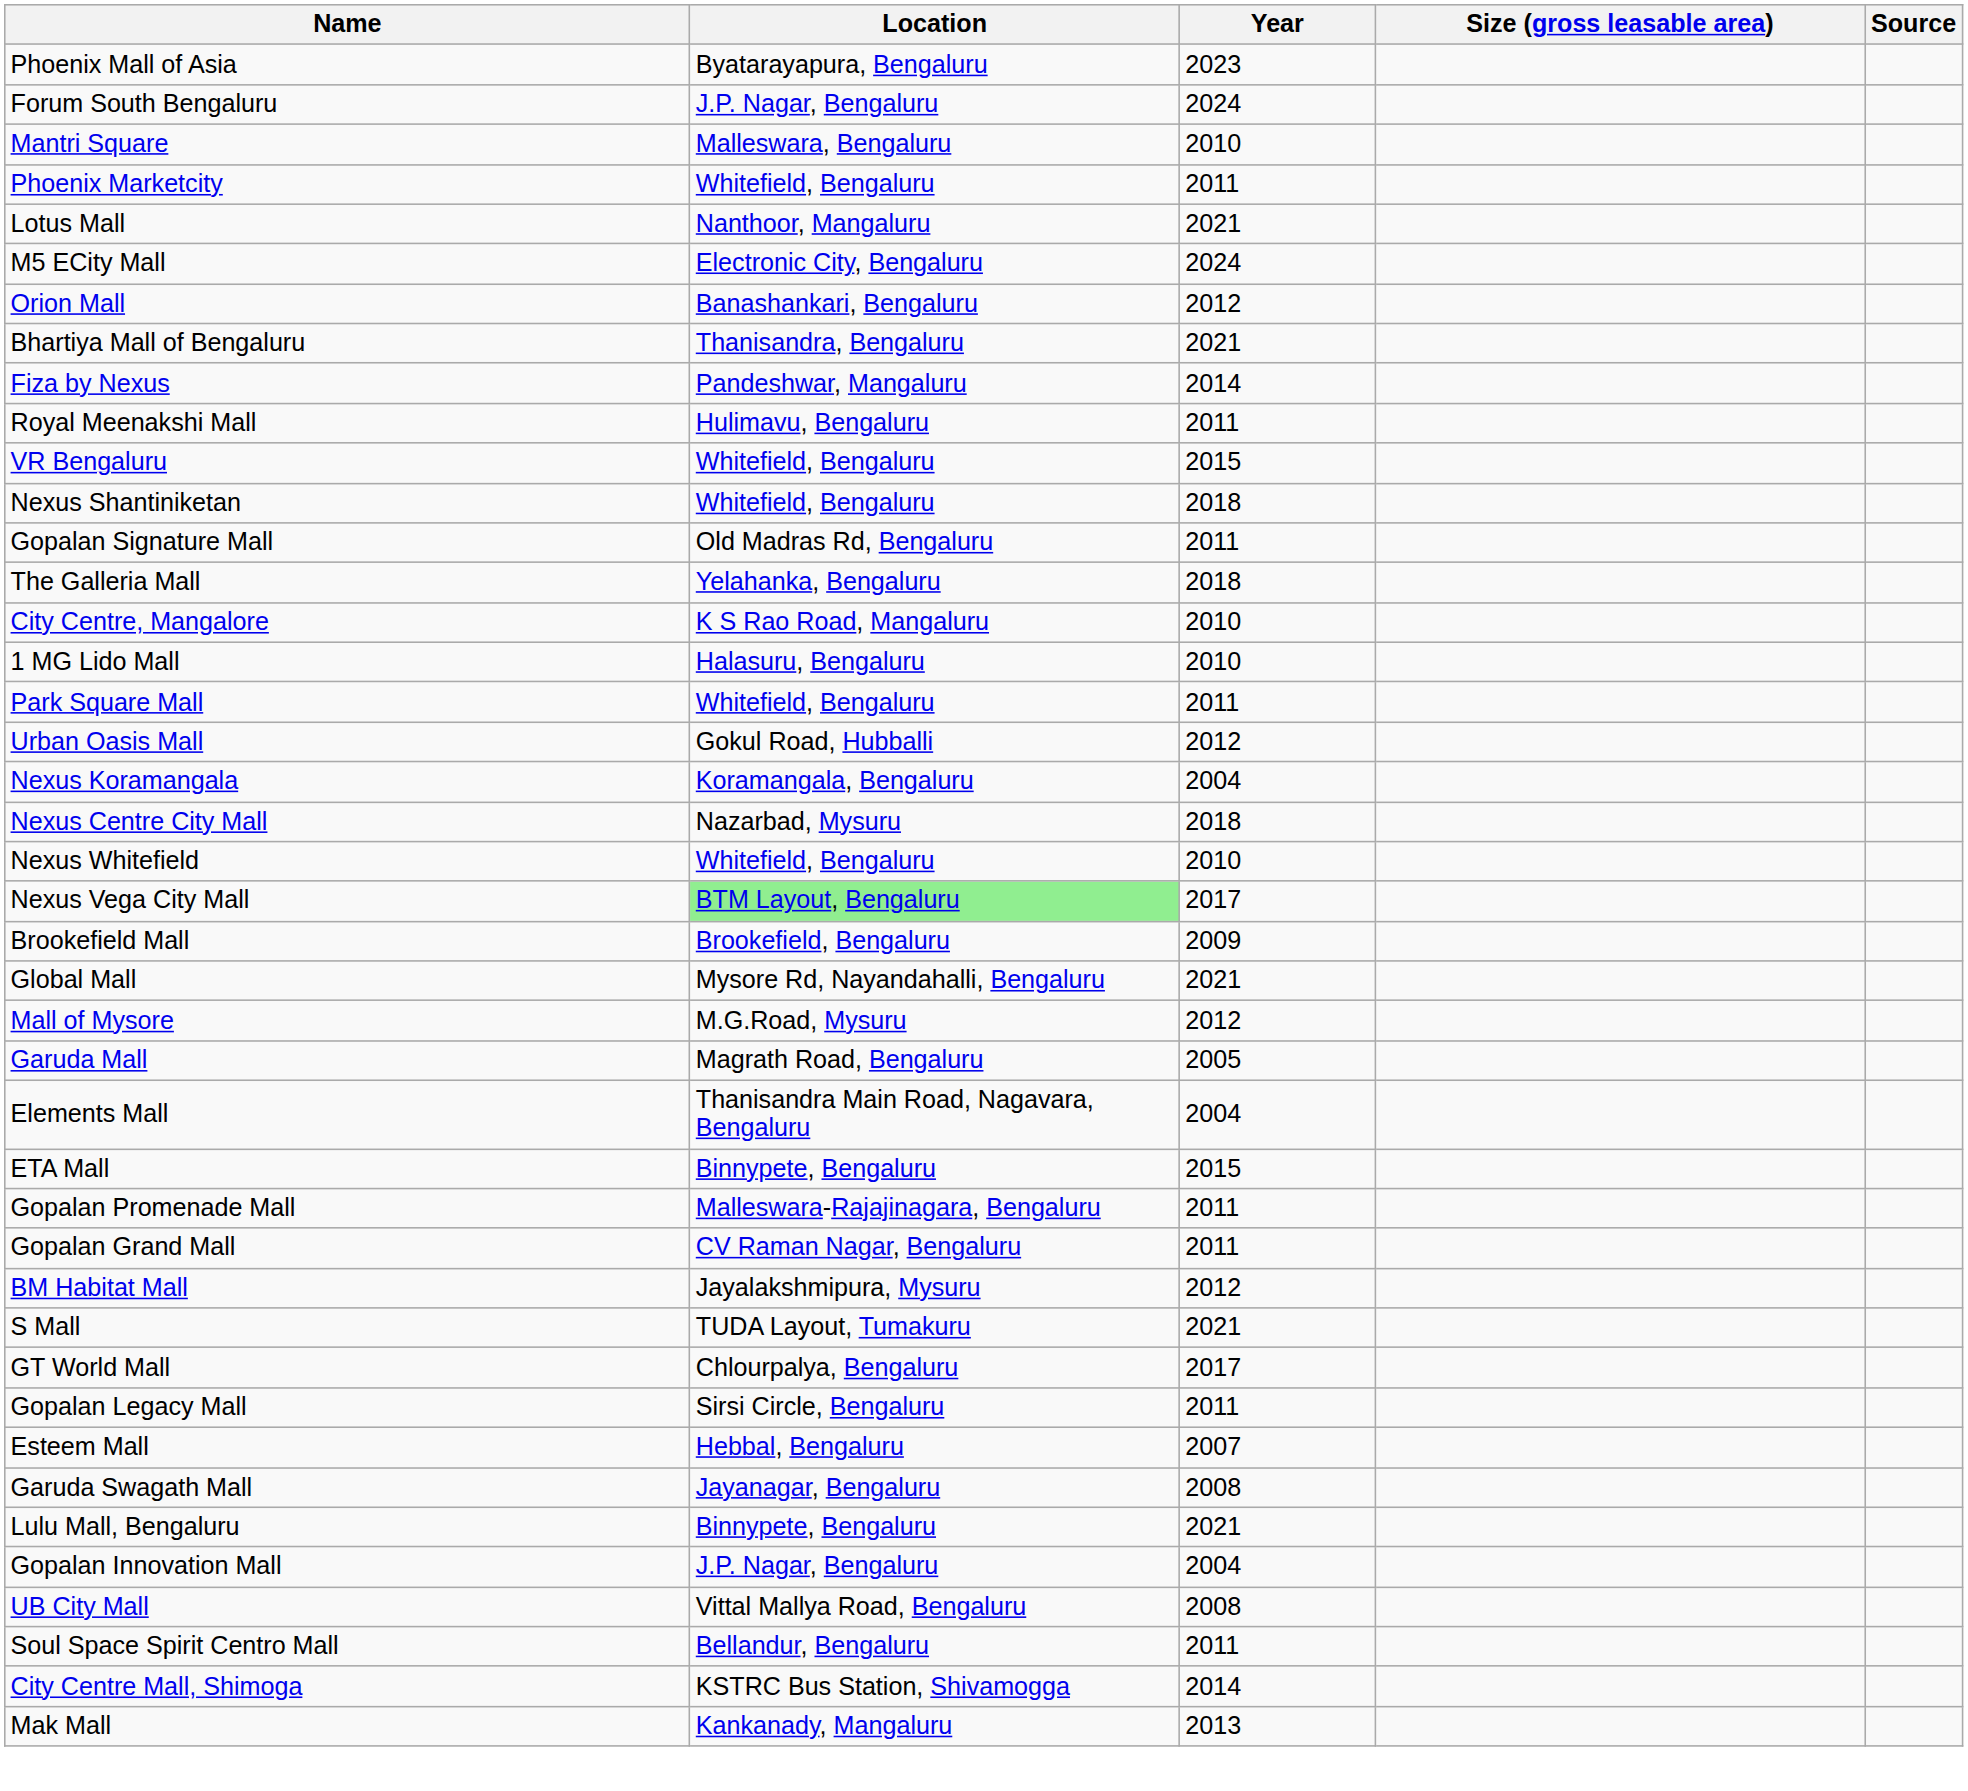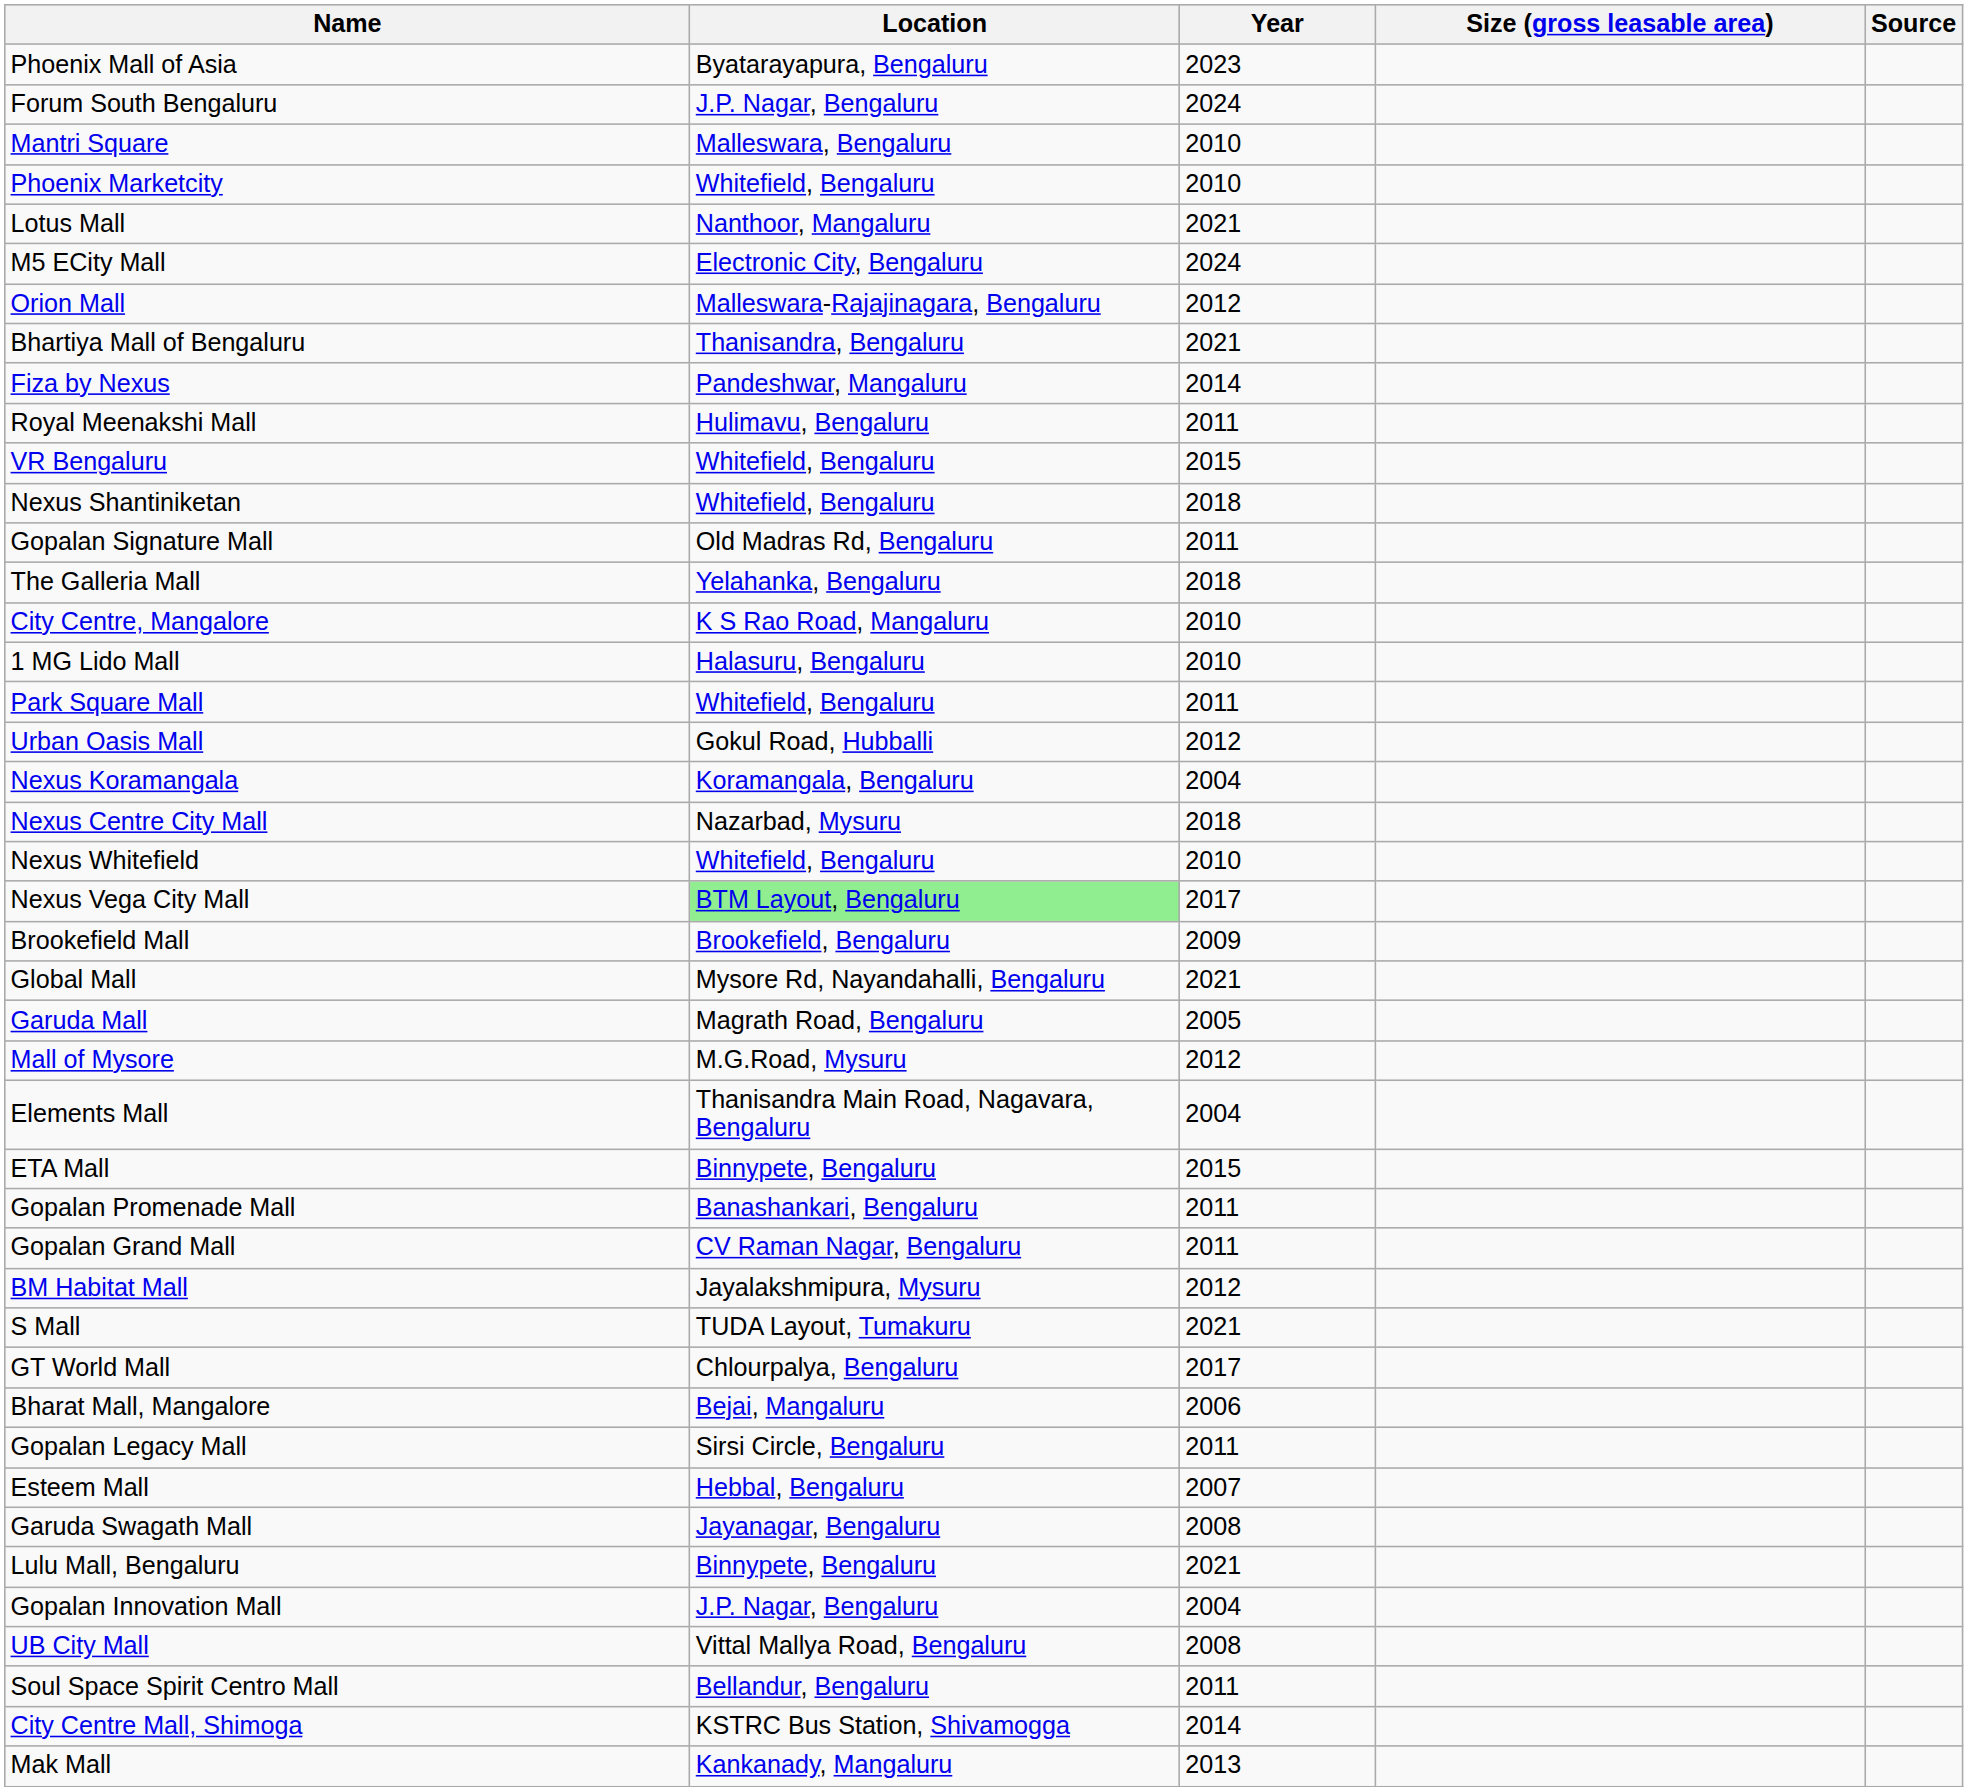(1212, 183) 2011 -> (1213, 183) 2010
(837, 303) Banashankari, Bengaluru -> (898, 303) Malleswara-Rajajinagara, Bengaluru
rows swapped: (79, 1060) <-> (92, 1020)
(898, 1208) Malleswara-Rajajinagara, Bengaluru -> (837, 1208) Banashankari, Bengaluru
+ row: (140, 1407)
